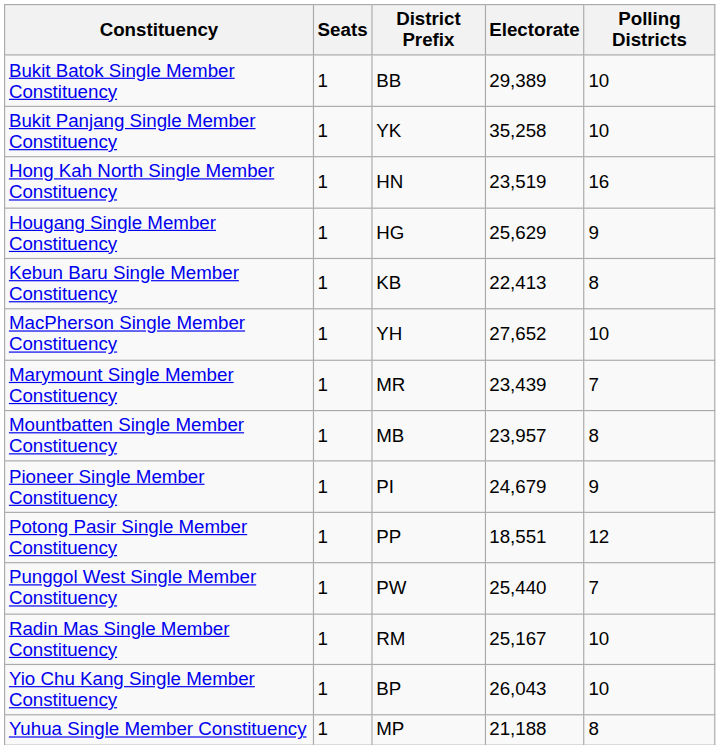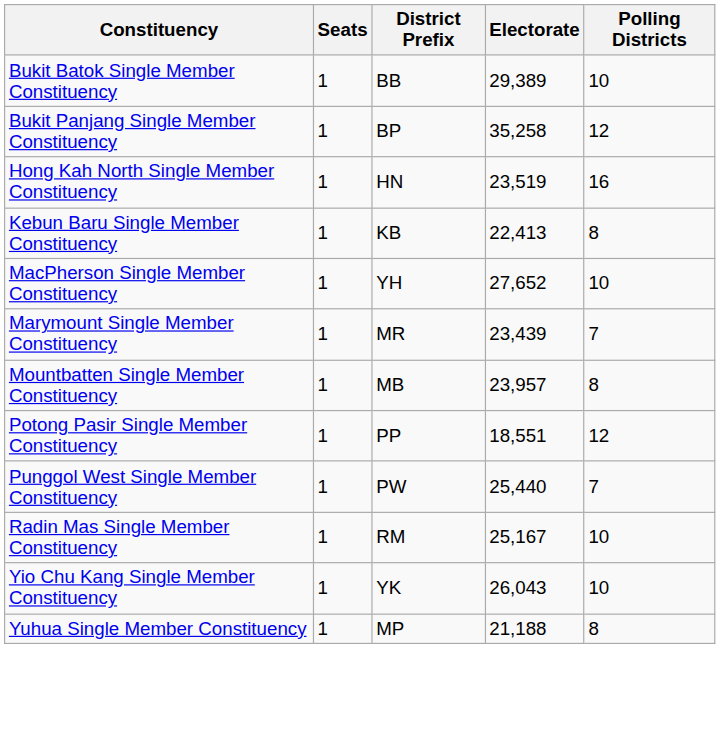(389, 131) YK -> (389, 131) BP
(599, 131) 10 -> (599, 131) 12
- row: (112, 232)
- row: (107, 486)
(389, 689) BP -> (389, 588) YK
